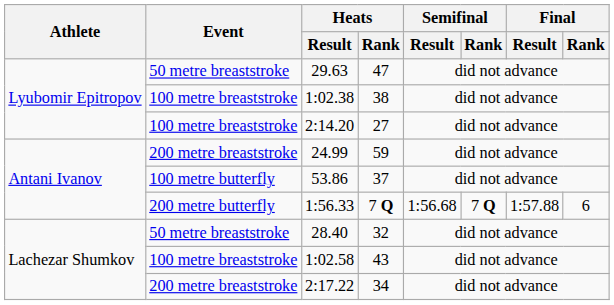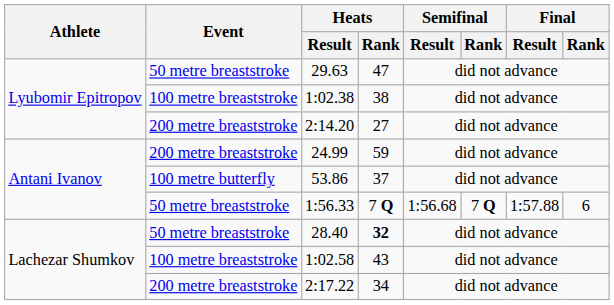(223, 125) 100 metre breaststroke -> (223, 125) 200 metre breaststroke
(212, 206) 200 metre butterfly -> (219, 206) 50 metre breaststroke
(381, 233) normal -> (381, 233) bold
